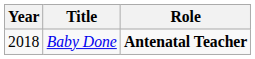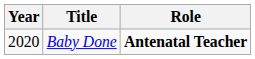(24, 41) 2018 -> (24, 41) 2020
